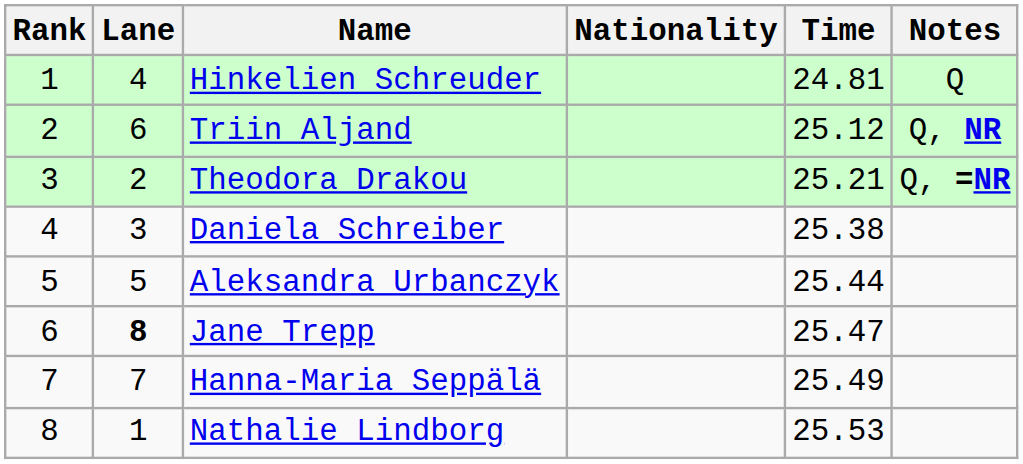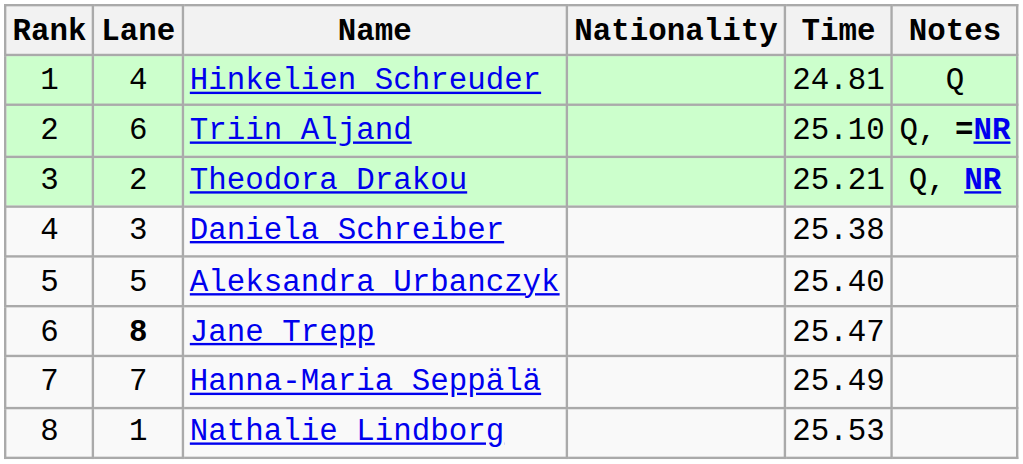(839, 131) 25.12 -> (839, 131) 25.10
(955, 131) Q, NR -> (955, 131) Q, =NR
(955, 181) Q, =NR -> (955, 181) Q, NR
(839, 281) 25.44 -> (839, 281) 25.40
